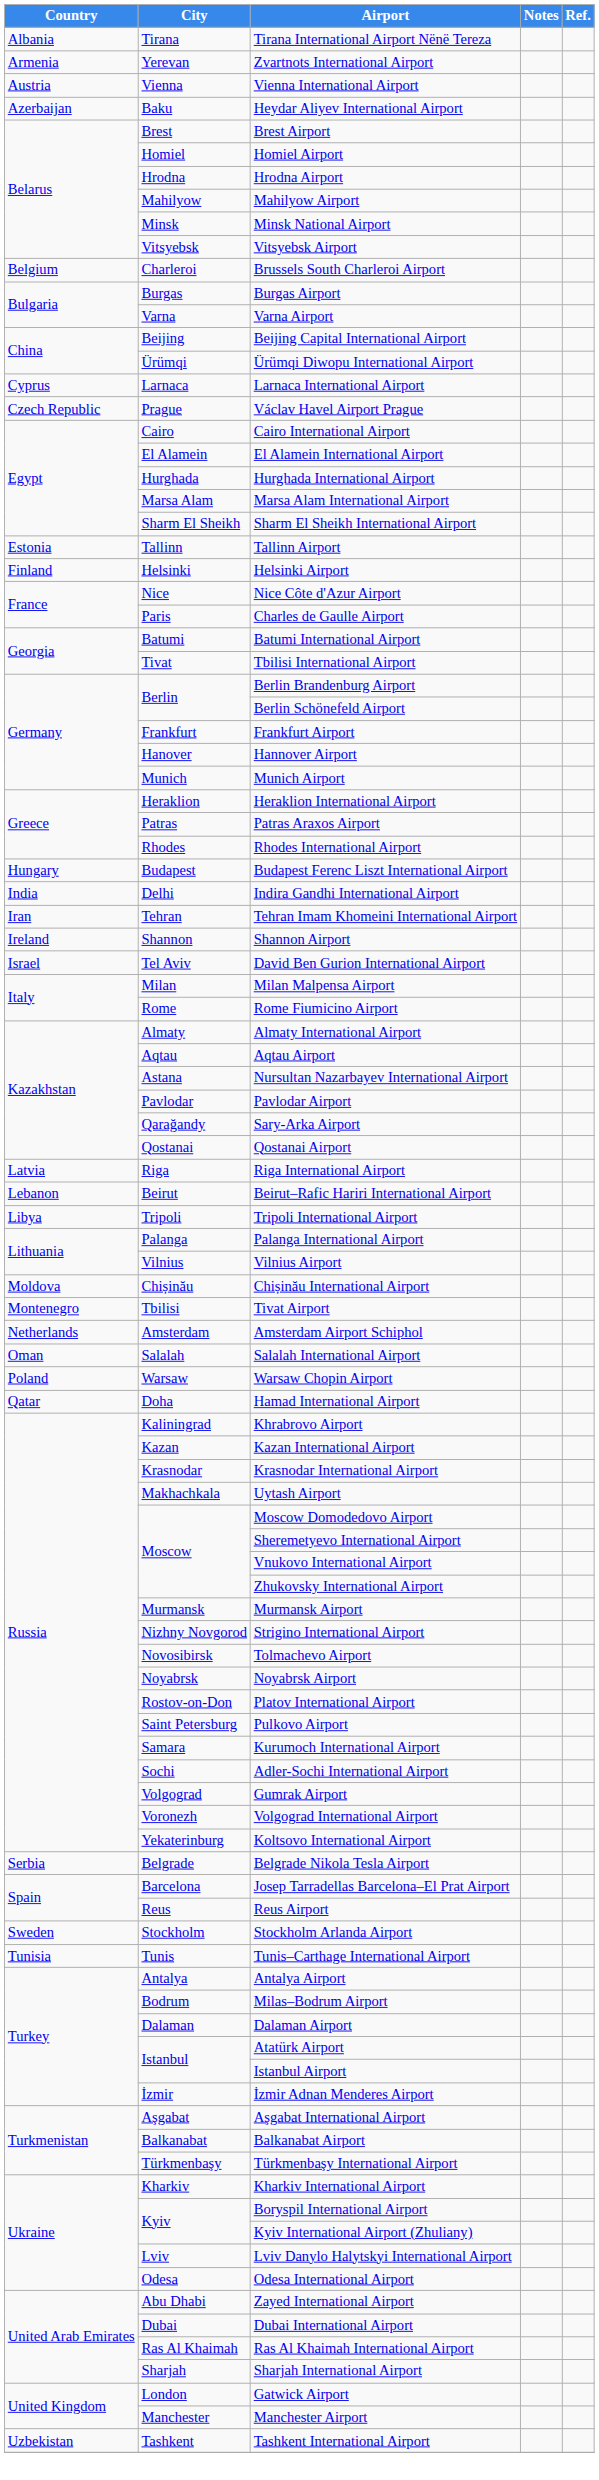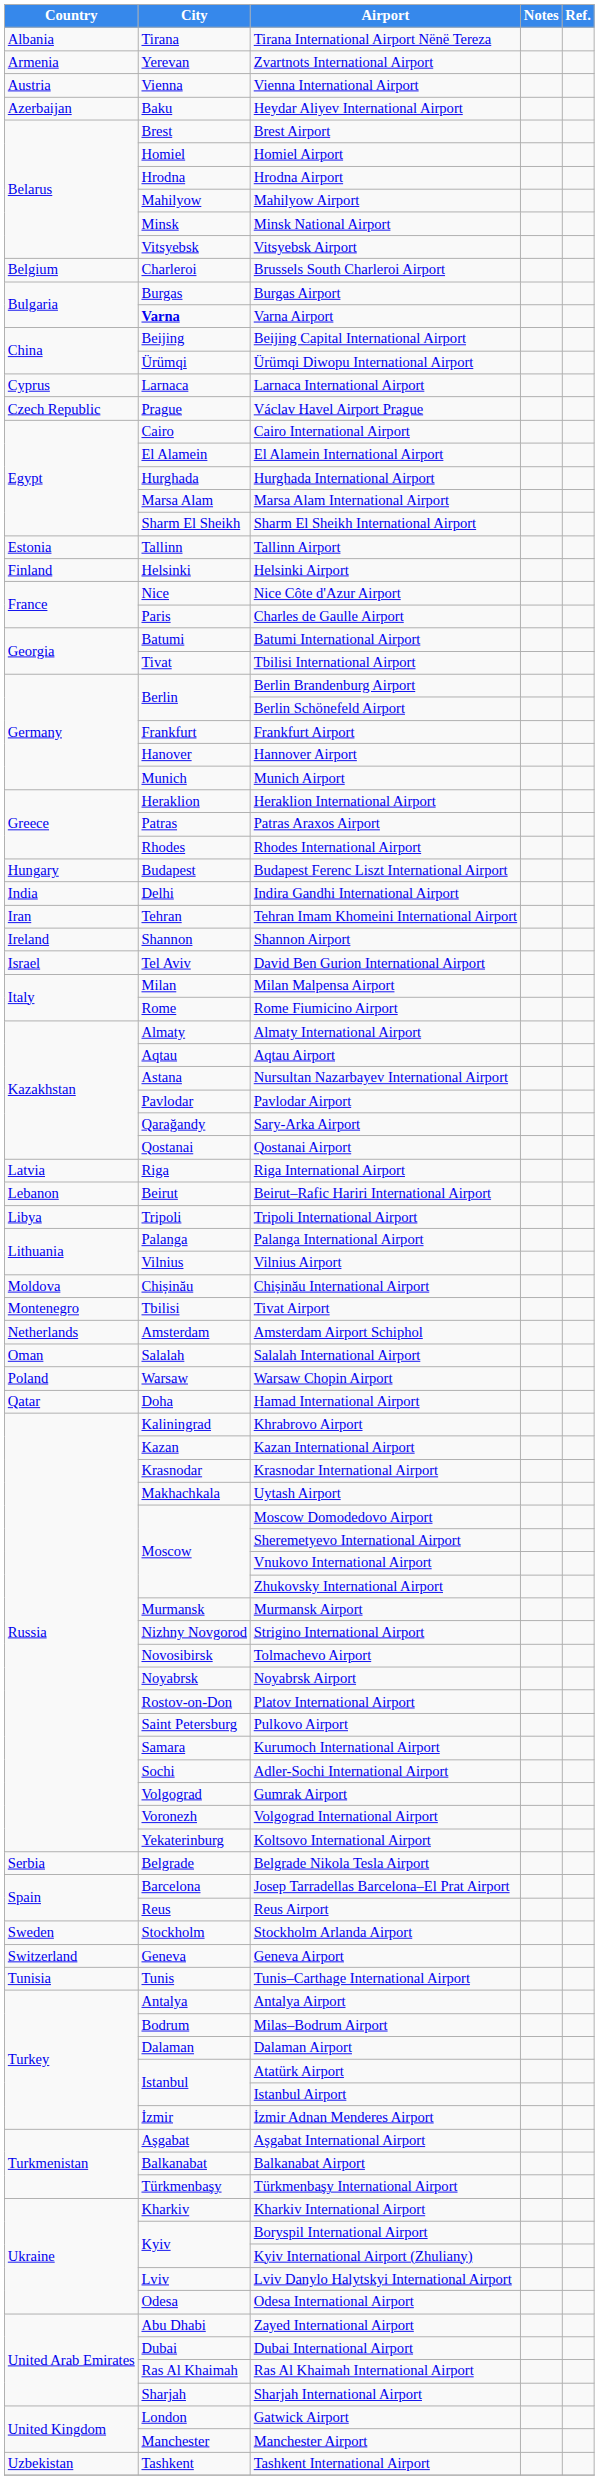(158, 316) normal -> (161, 316) bold
+ row: (299, 1955)
